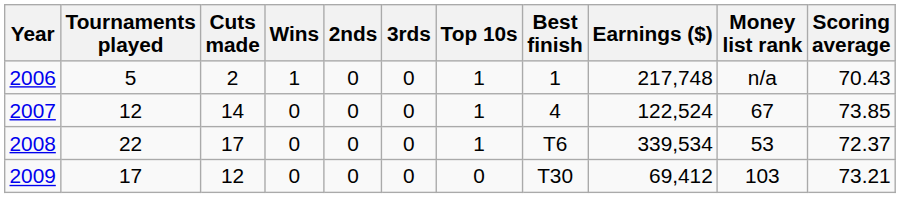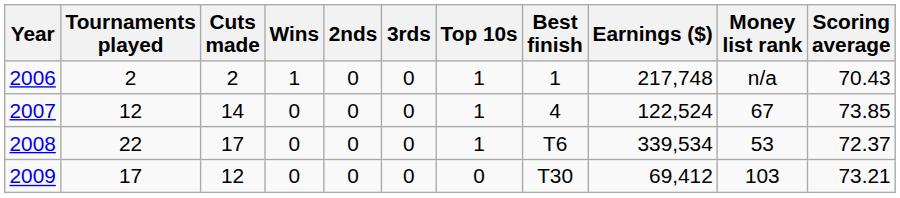(131, 78) 5 -> (131, 78) 2
